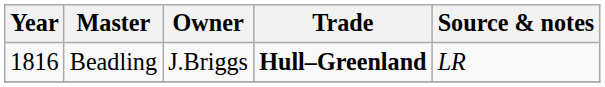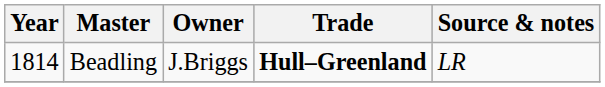(34, 61) 1816 -> (34, 61) 1814
